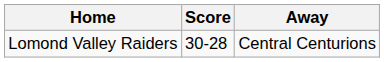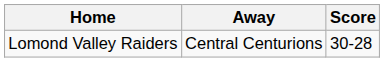columns swapped: (208, 17) <-> (307, 17)
